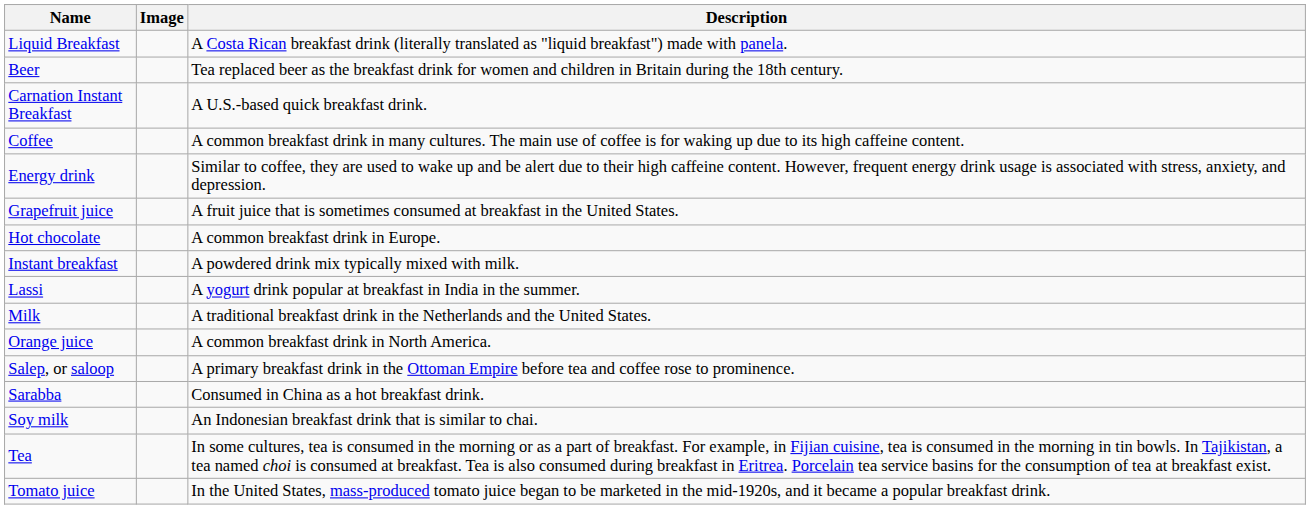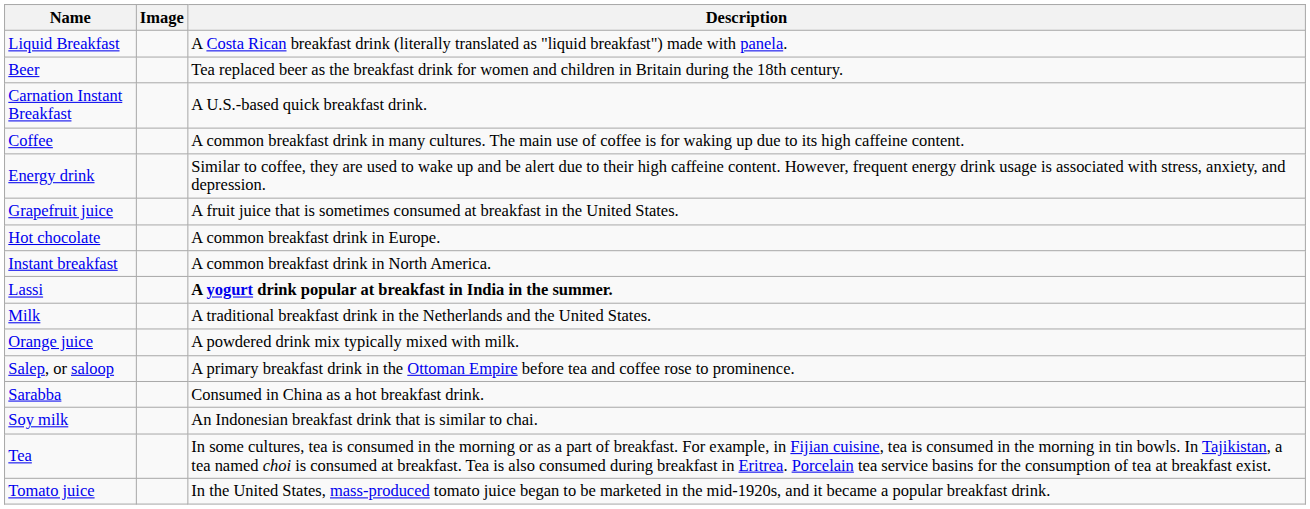(355, 263) A powdered drink mix typically mixed with milk. -> (341, 263) A common breakfast drink in North America.
(386, 289) normal -> (402, 289) bold
(341, 342) A common breakfast drink in North America. -> (355, 342) A powdered drink mix typically mixed with milk.
